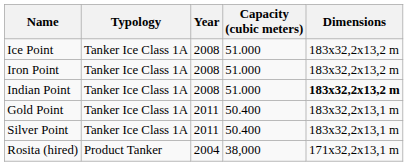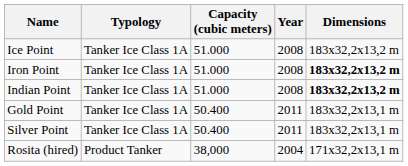columns swapped: (207, 21) <-> (264, 21)
(354, 69) normal -> (354, 69) bold
